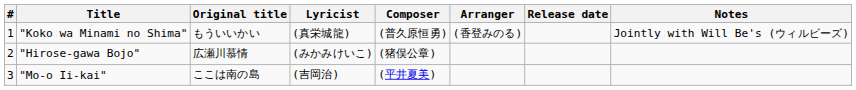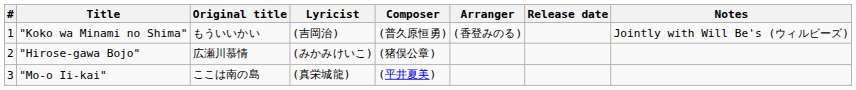(321, 33) (真栄城龍) -> (316, 33) (吉岡治)
(316, 74) (吉岡治) -> (321, 74) (真栄城龍)
